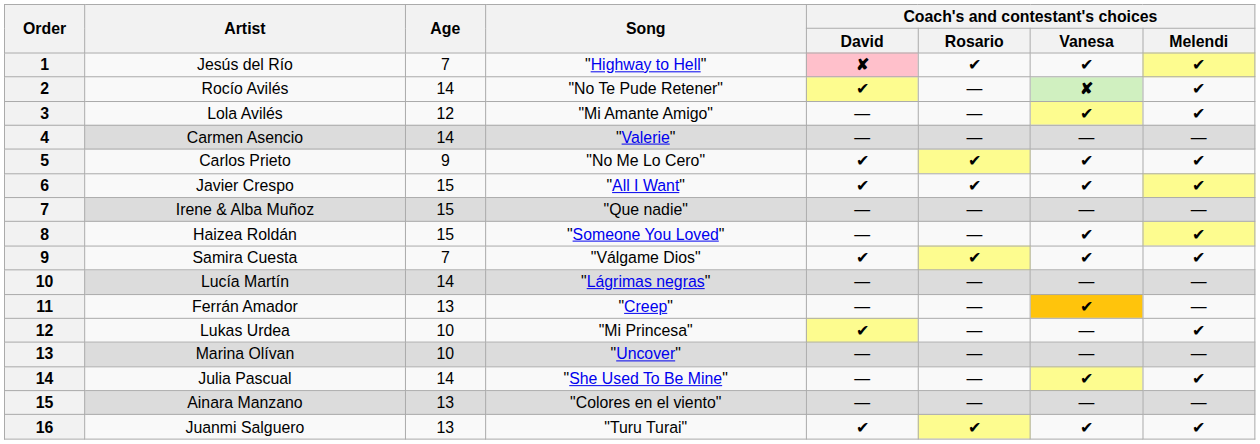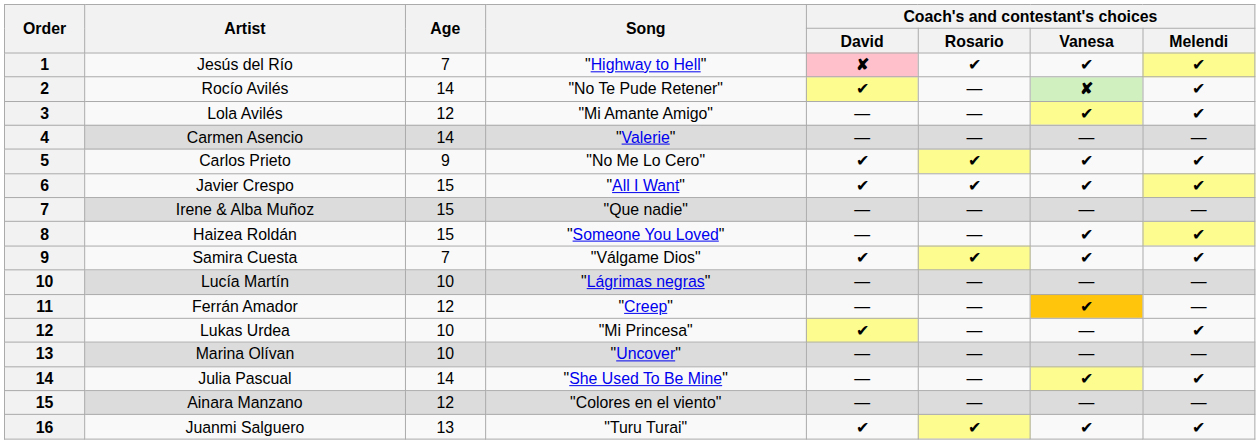(445, 282) 14 -> (445, 282) 10
(445, 306) 13 -> (445, 306) 12
(445, 403) 13 -> (445, 403) 12
